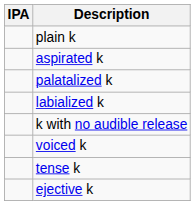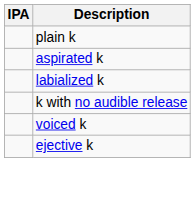- row: (74, 80)
- row: (58, 168)
